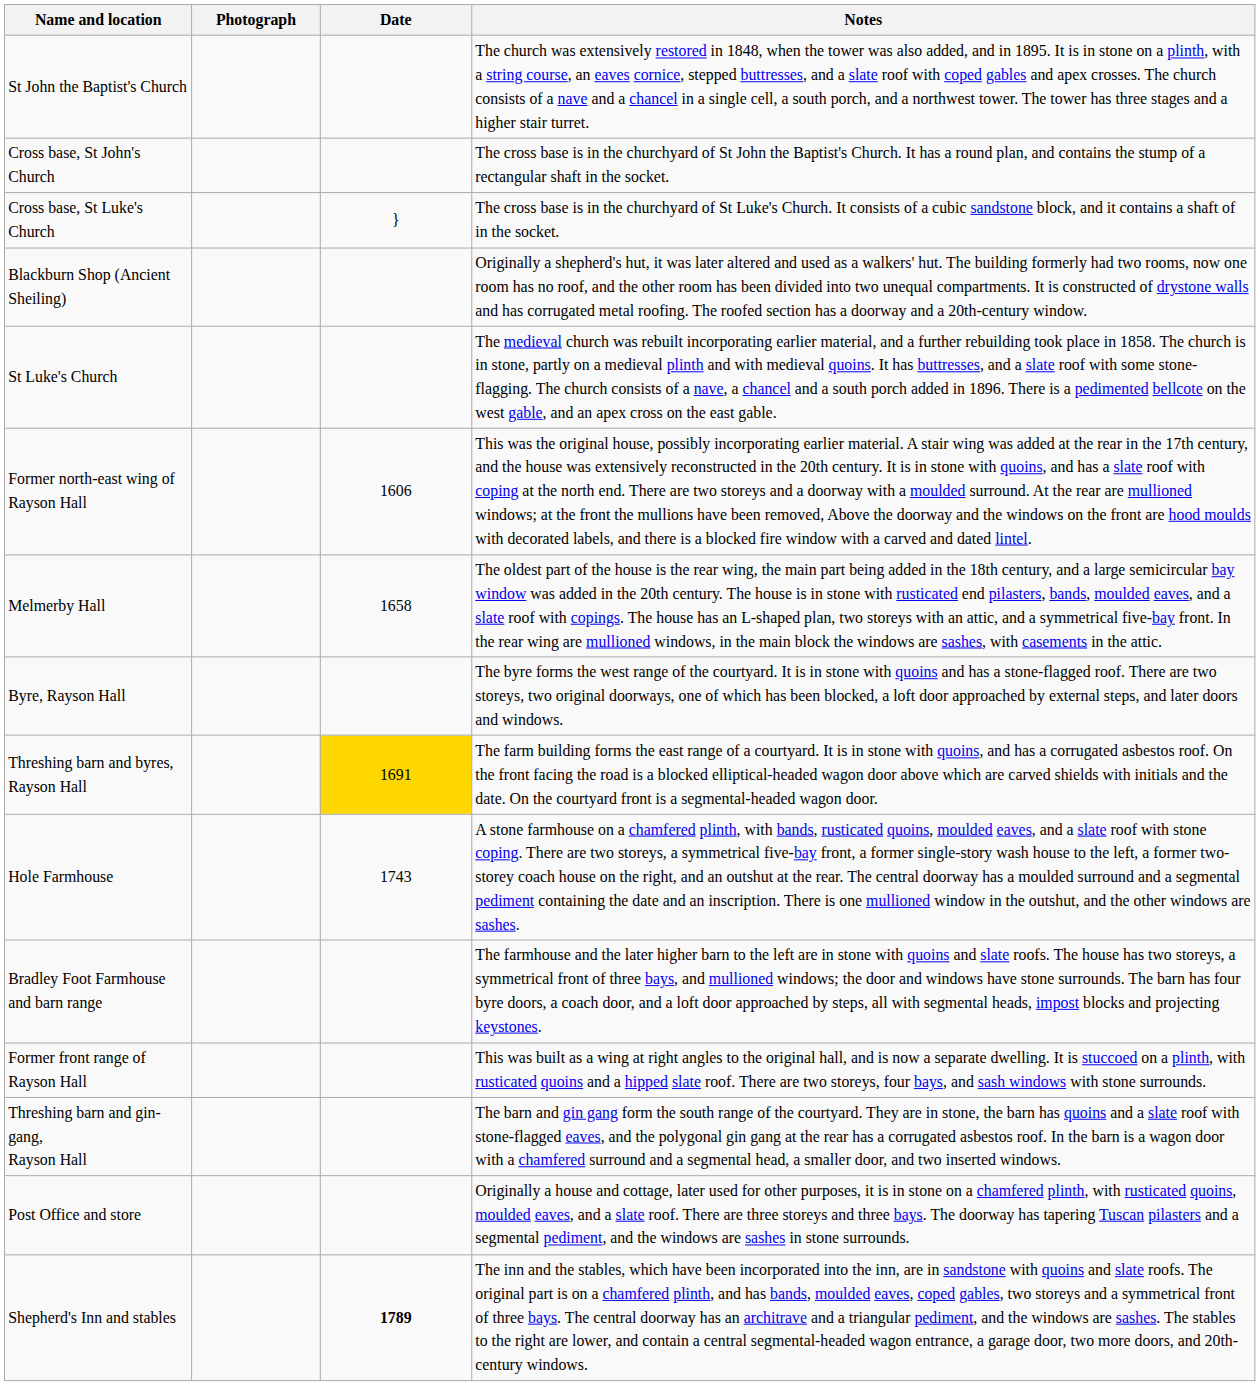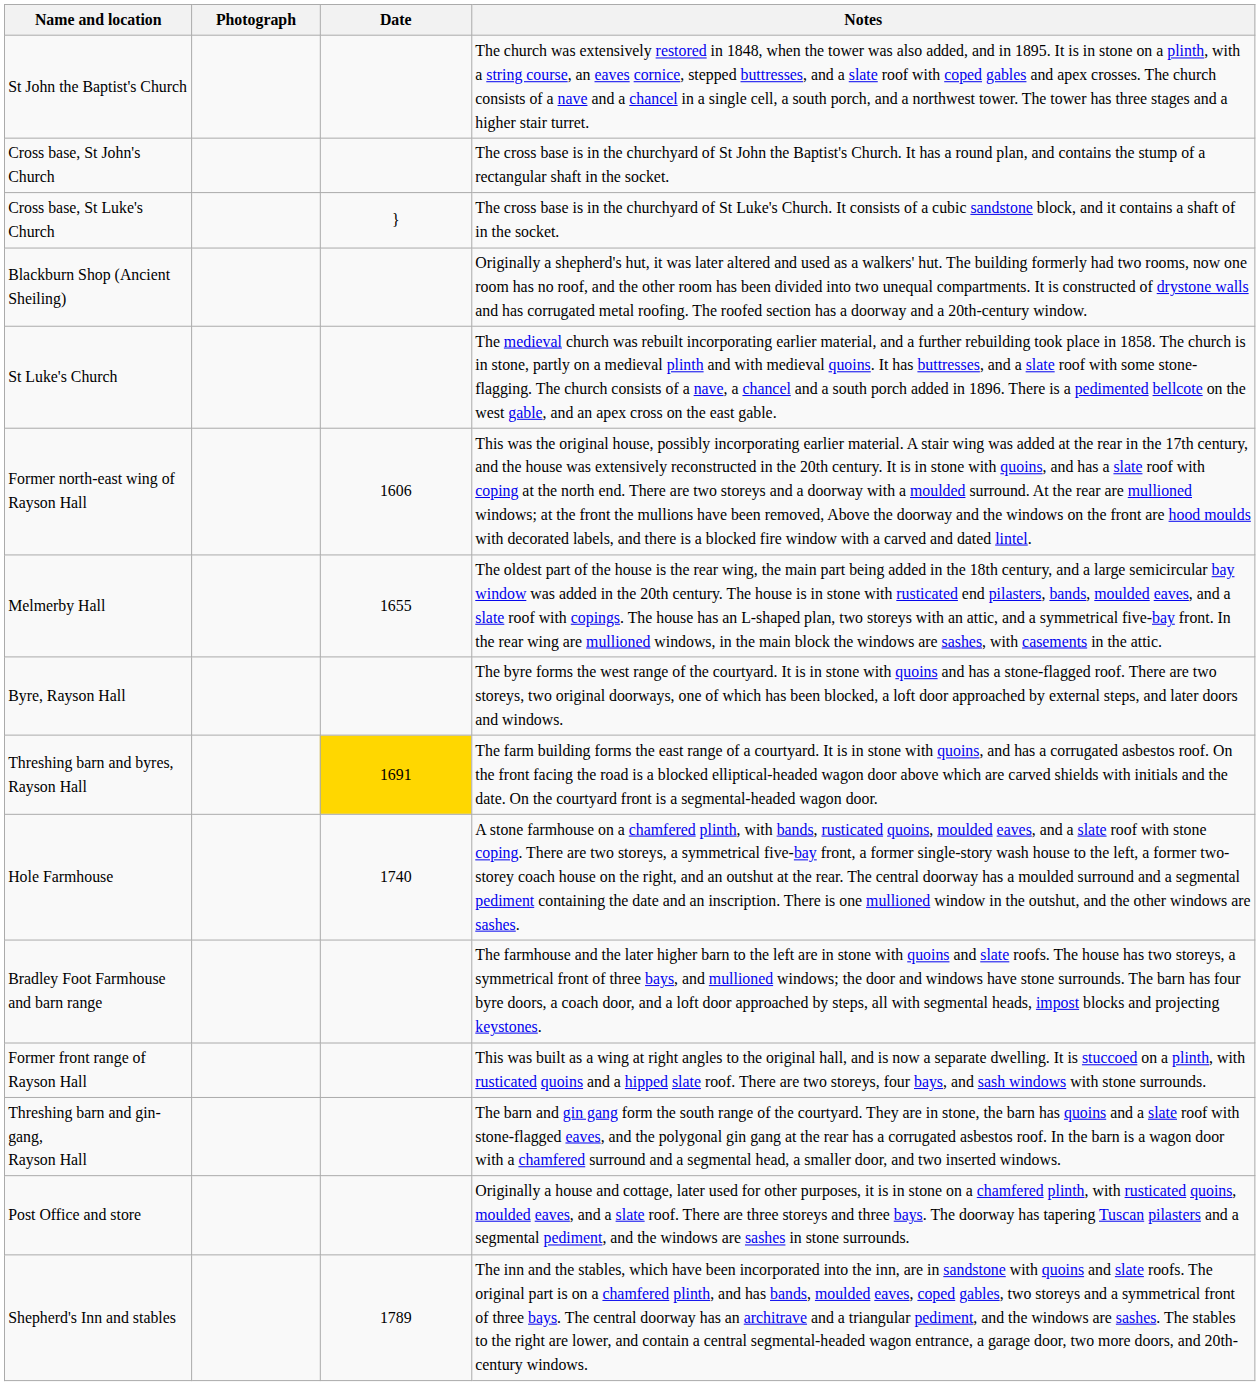(396, 605) 1658 -> (396, 605) 1655
(396, 877) 1743 -> (396, 877) 1740
(396, 1317) bold -> (396, 1317) normal
